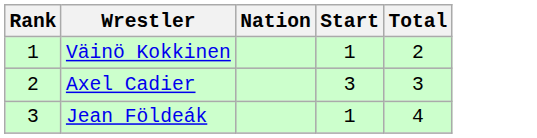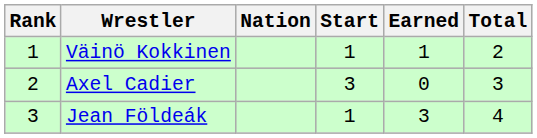+ column: (424, 21)
